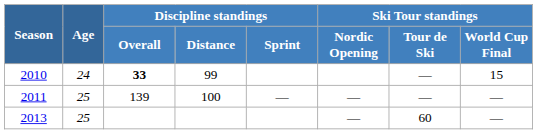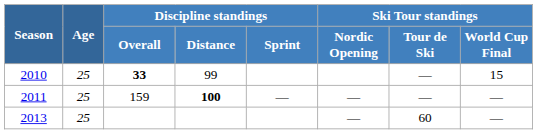(83, 74) 24 -> (83, 74) 25
(139, 96) 139 -> (139, 96) 159
(211, 96) normal -> (211, 96) bold
